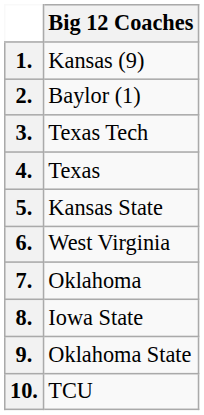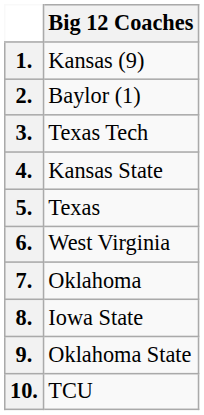(74, 170) Texas -> (106, 170) Kansas State
(106, 207) Kansas State -> (74, 207) Texas
